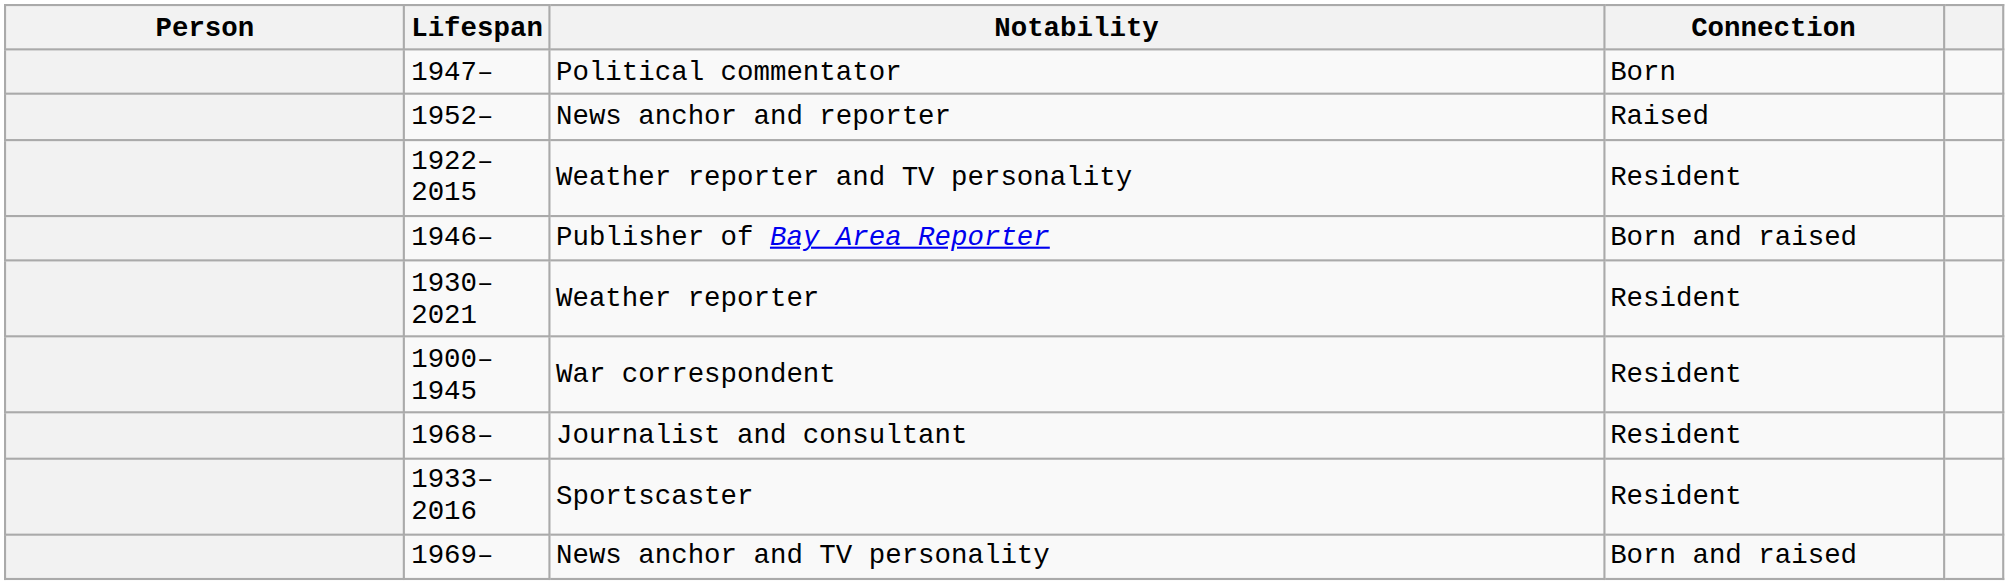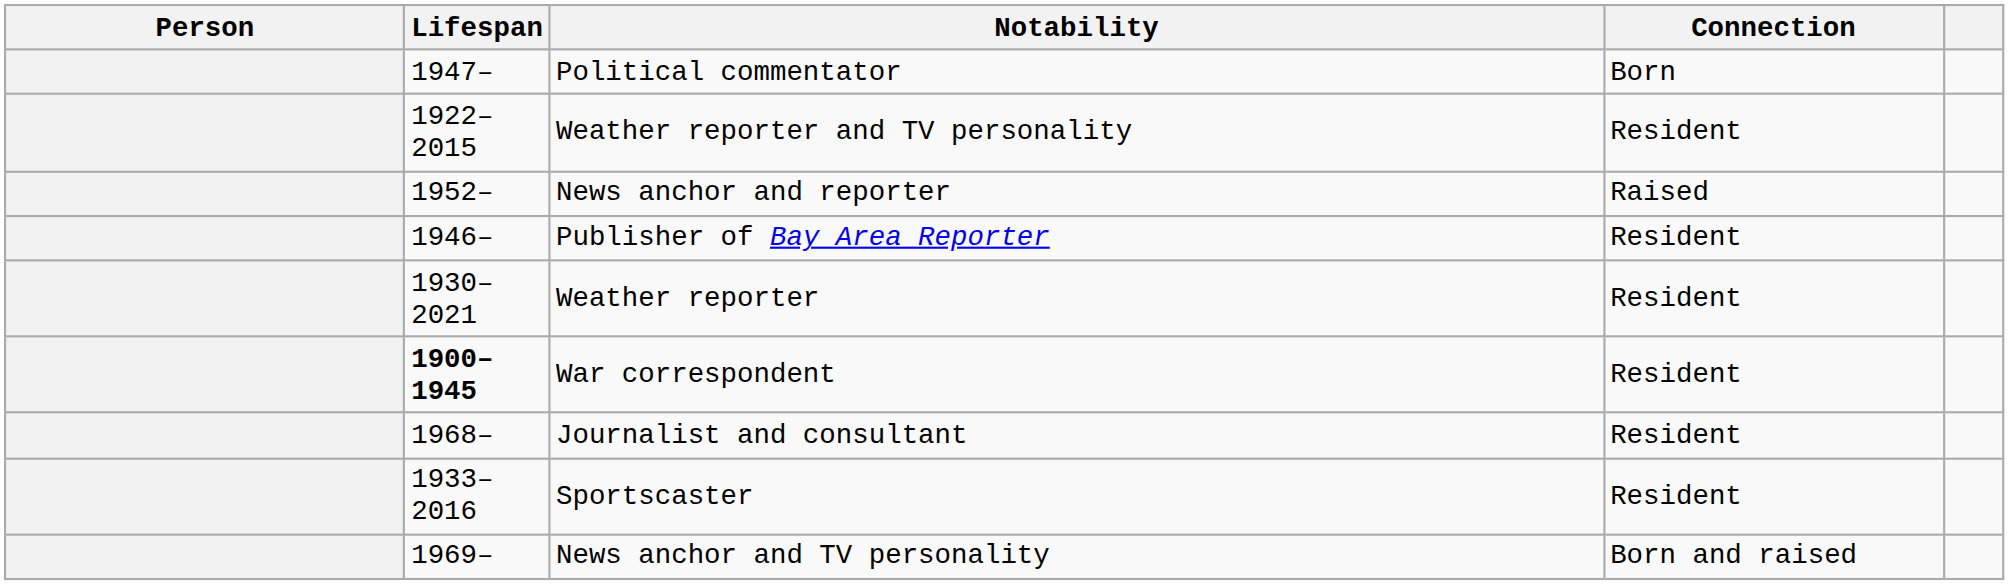rows swapped: (753, 117) <-> (844, 177)
(1734, 238) Born and raised -> (1676, 238) Resident
(452, 375) normal -> (452, 375) bold
